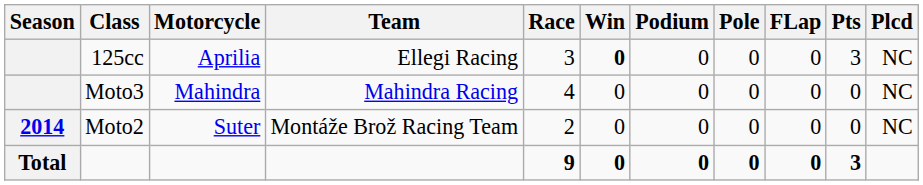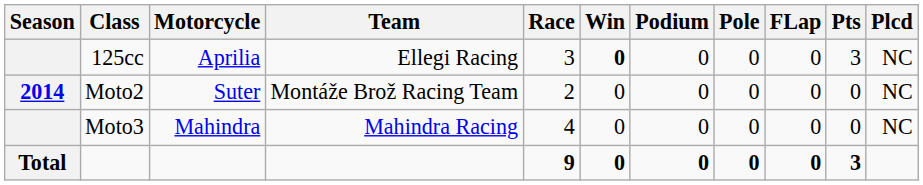rows swapped: (114, 92) <-> (114, 127)
